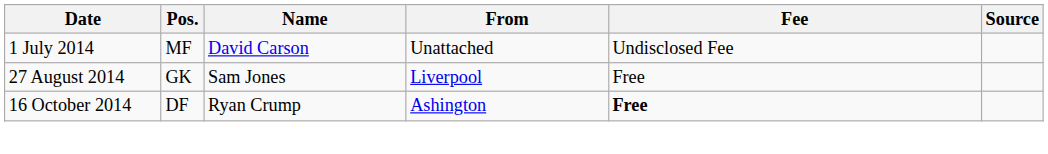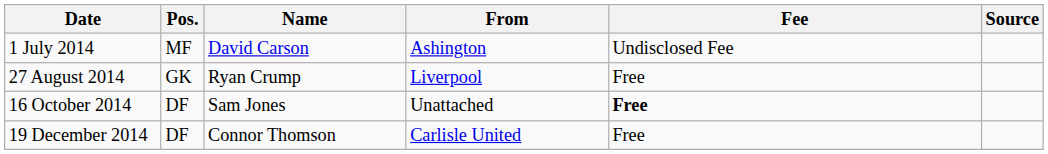(452, 47) Unattached -> (448, 47) Ashington
(247, 76) Sam Jones -> (254, 76) Ryan Crump
(254, 105) Ryan Crump -> (247, 105) Sam Jones
(448, 105) Ashington -> (452, 105) Unattached
+ row: (78, 134)
